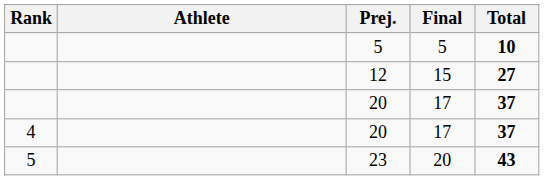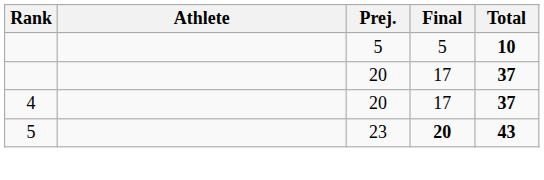- row: (31, 76)
(442, 160) normal -> (442, 132) bold
